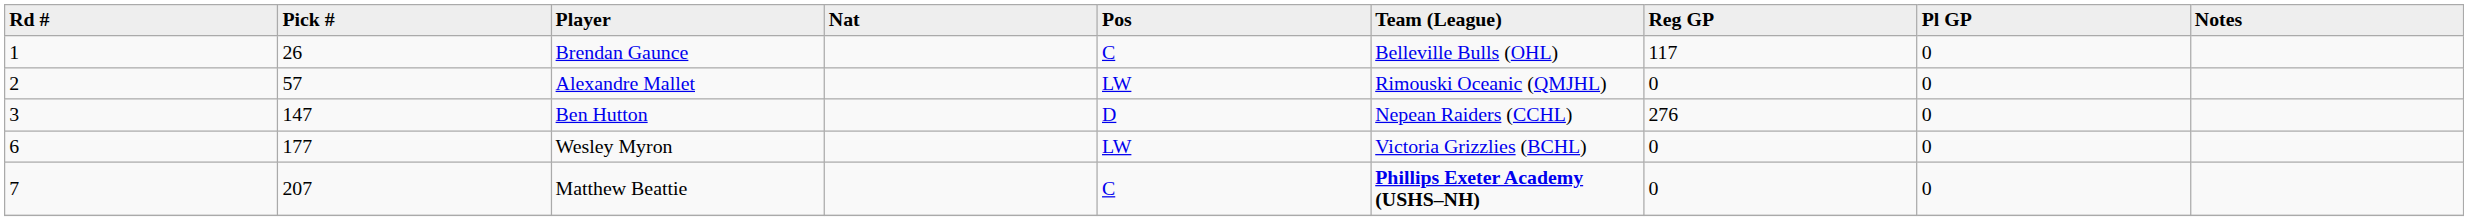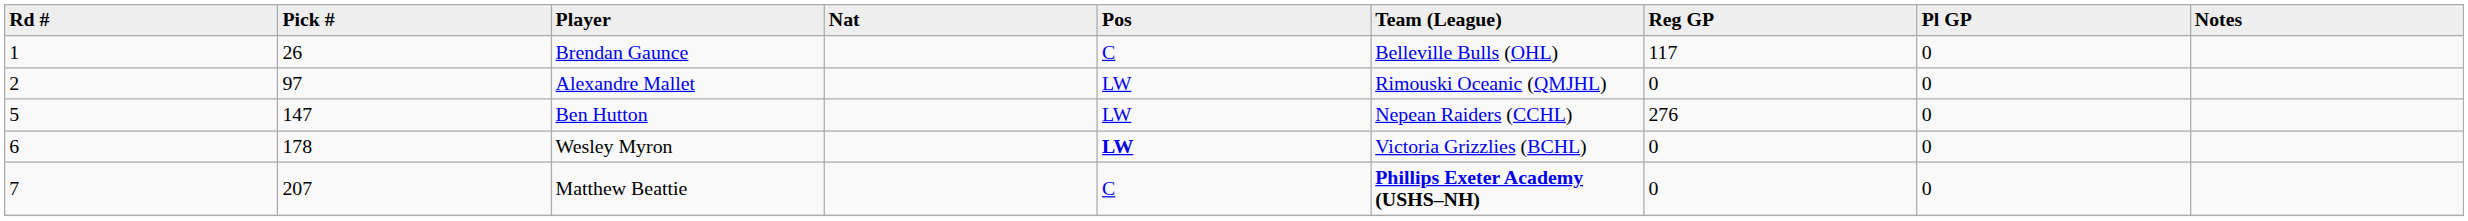(292, 83) 57 -> (292, 83) 97
(14, 114) 3 -> (14, 114) 5
(1109, 114) D -> (1117, 114) LW
(297, 146) 177 -> (297, 146) 178
(1117, 146) normal -> (1118, 146) bold
